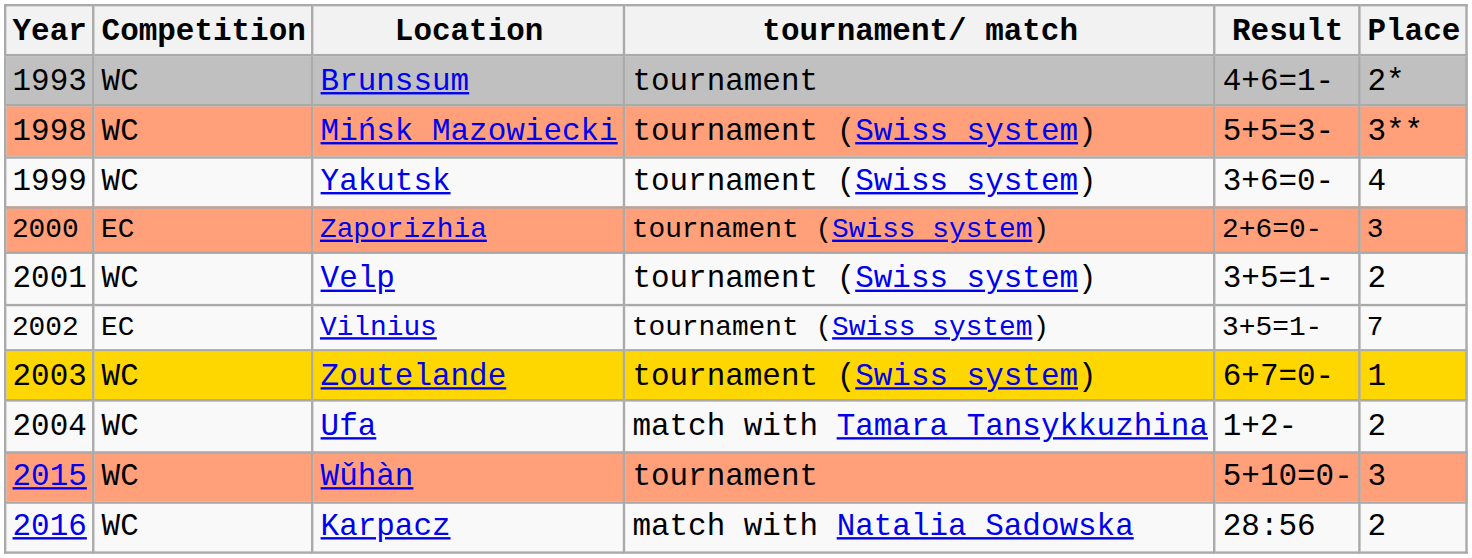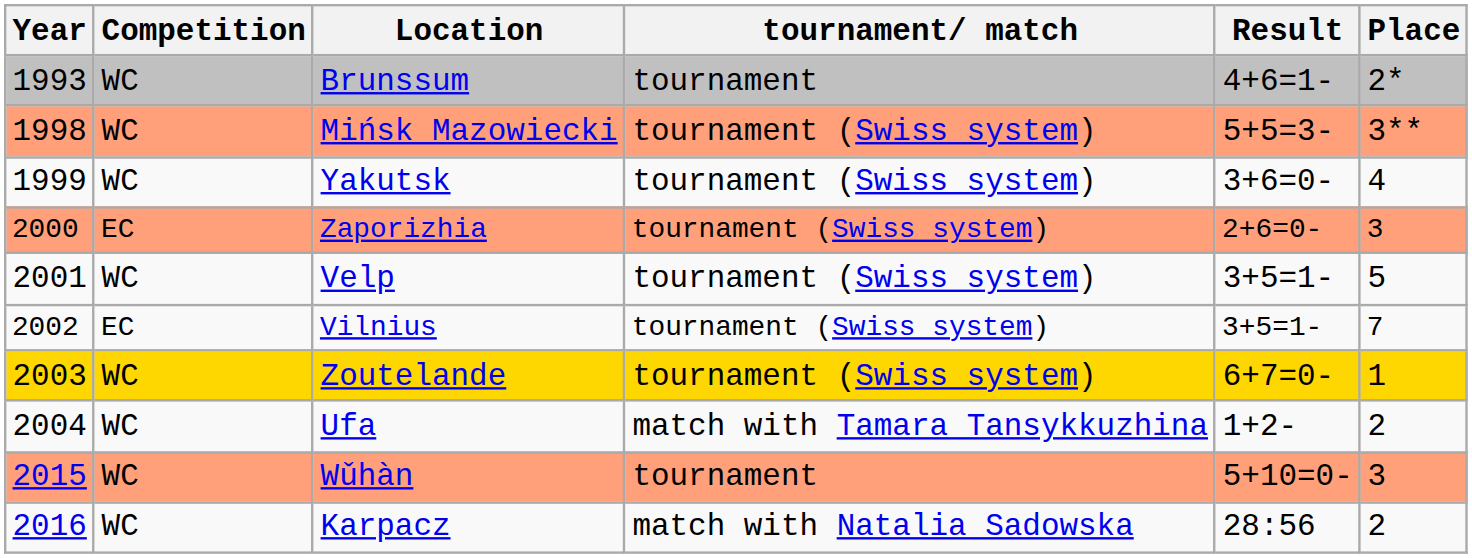(1377, 279) 2 -> (1377, 279) 5
